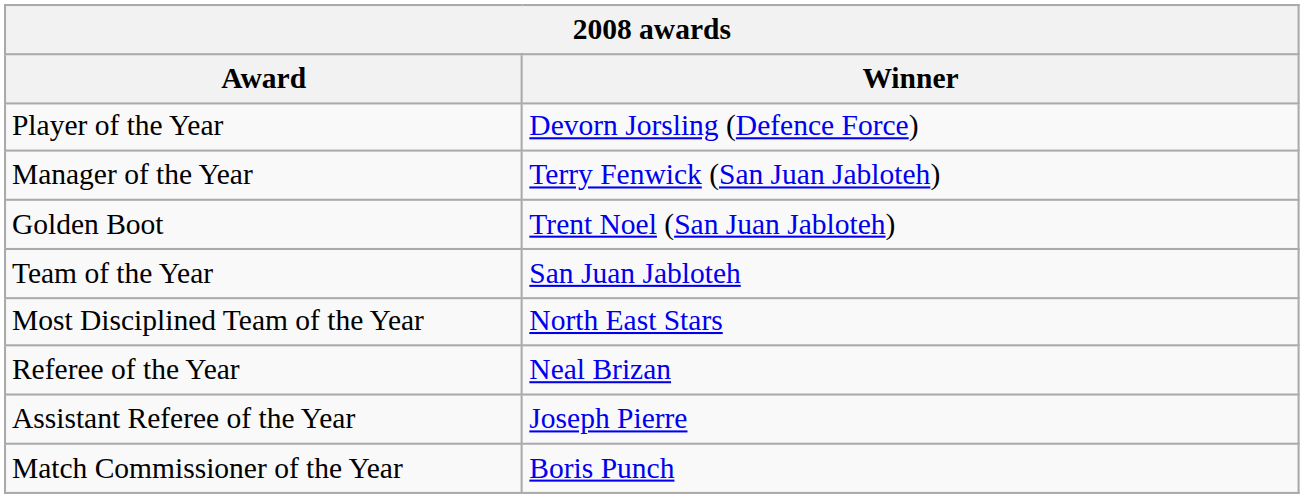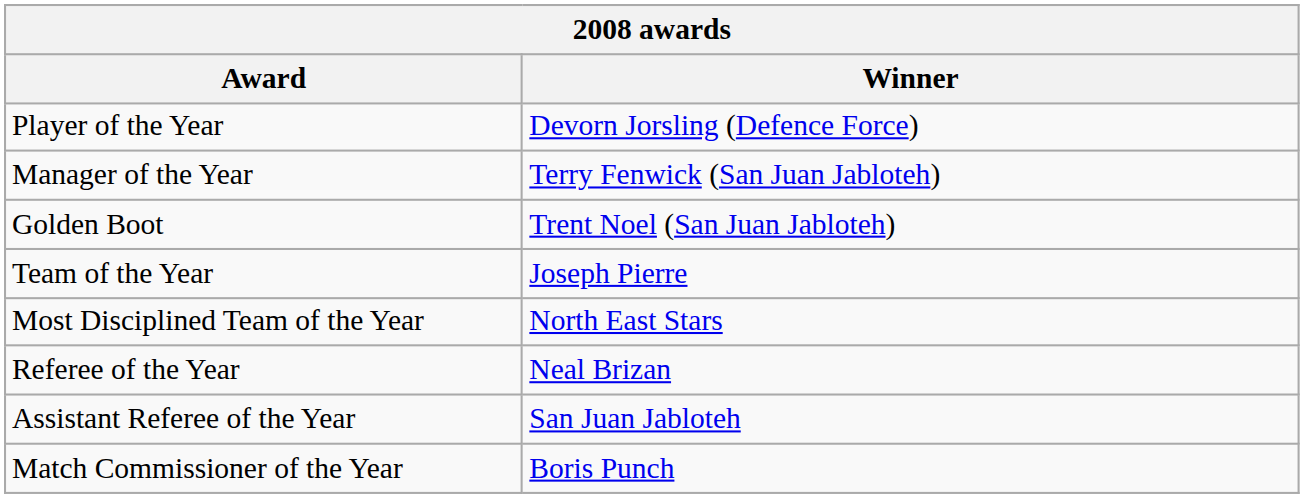(635, 272) San Juan Jabloteh -> (608, 272) Joseph Pierre
(608, 418) Joseph Pierre -> (635, 418) San Juan Jabloteh
